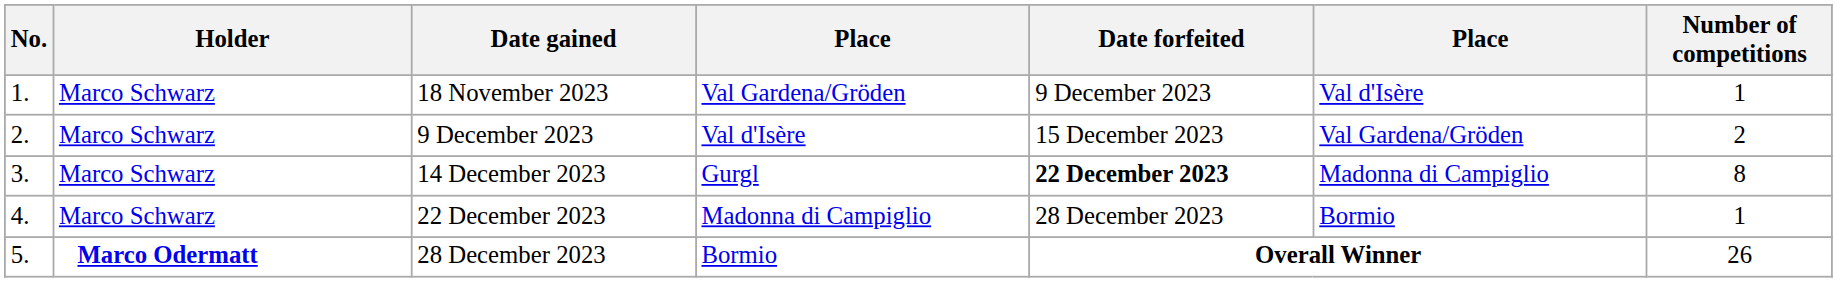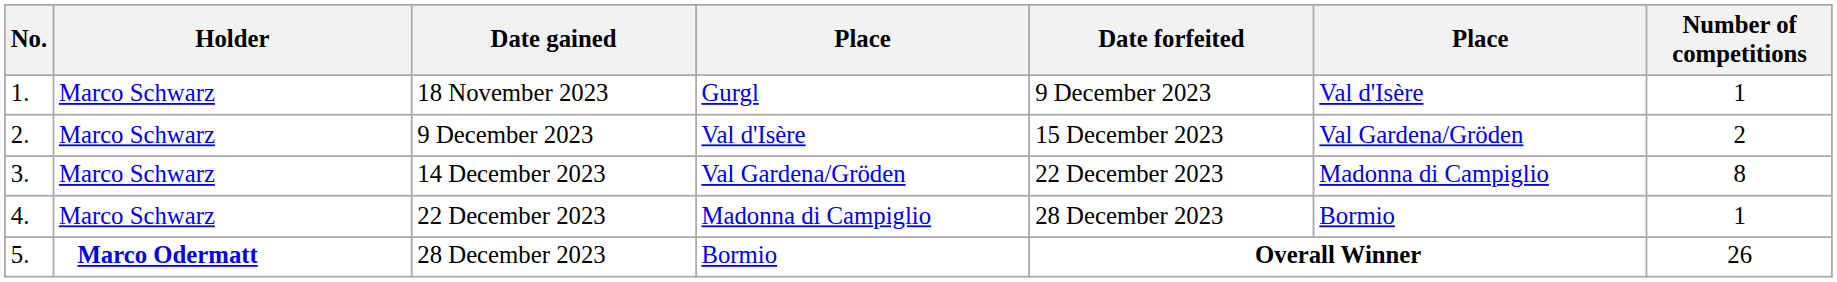(804, 93) Val Gardena/Gröden -> (730, 93) Gurgl
(730, 174) Gurgl -> (804, 174) Val Gardena/Gröden
(1132, 174) bold -> (1129, 174) normal
